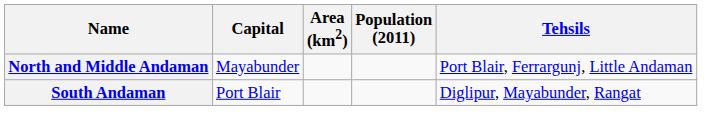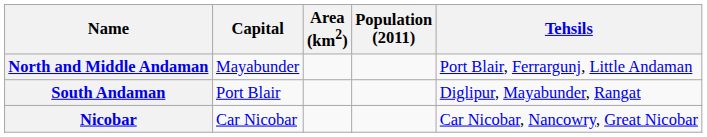+ row: (108, 118)
